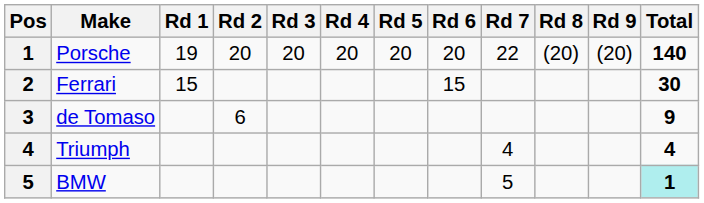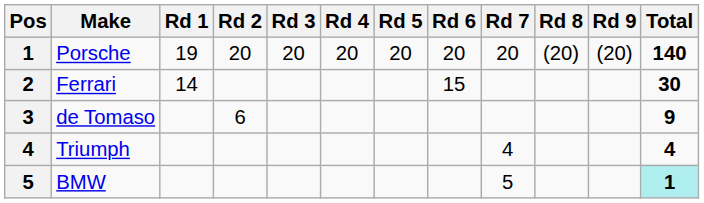(508, 53) 22 -> (508, 53) 20
(187, 85) 15 -> (187, 85) 14
